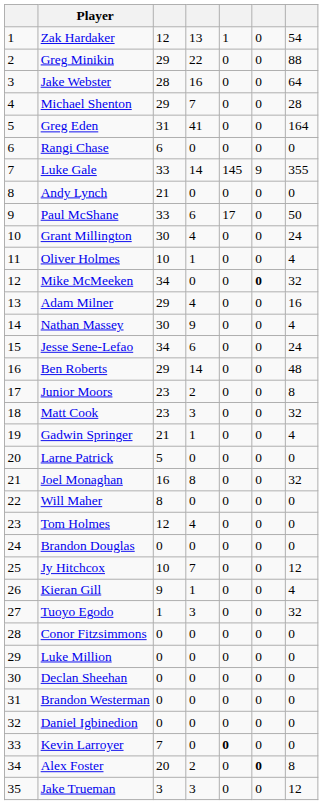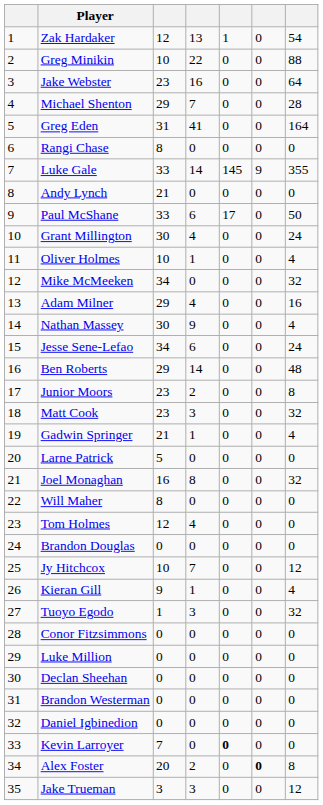(163, 60) 29 -> (163, 60) 10
(163, 82) 28 -> (163, 82) 23
(159, 148) 6 -> (159, 148) 8
(259, 280) bold -> (259, 280) normal
